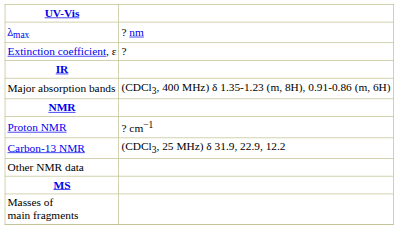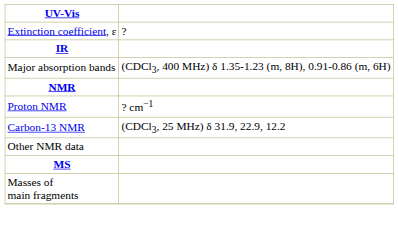- row: (18, 32)
